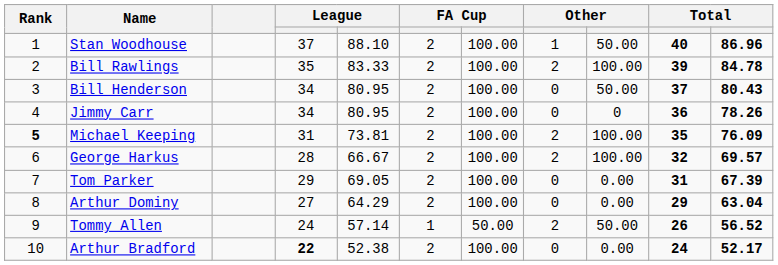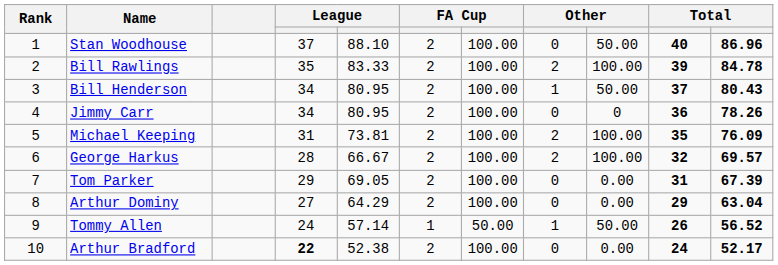(555, 45) 1 -> (555, 45) 0
(555, 91) 0 -> (555, 91) 1
(36, 136) bold -> (36, 136) normal
(555, 227) 2 -> (555, 227) 1
